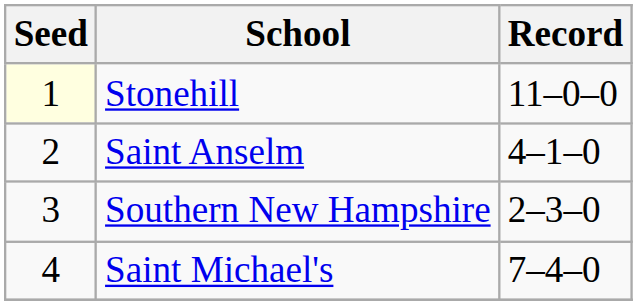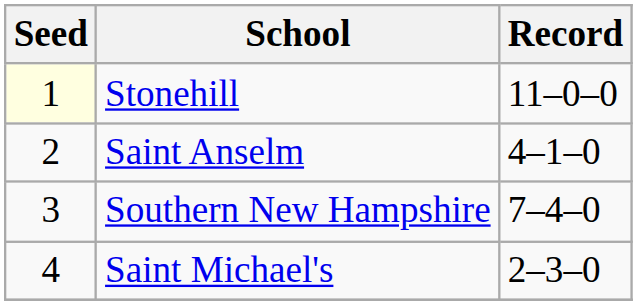(554, 210) 2–3–0 -> (554, 210) 7–4–0
(554, 269) 7–4–0 -> (554, 269) 2–3–0
